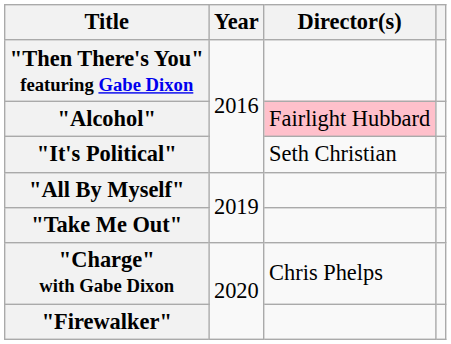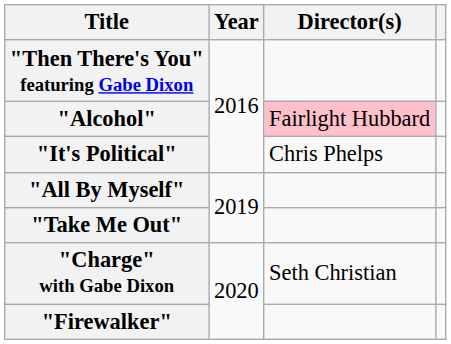(333, 154) Seth Christian -> (326, 154) Chris Phelps
(326, 273) Chris Phelps -> (333, 273) Seth Christian
